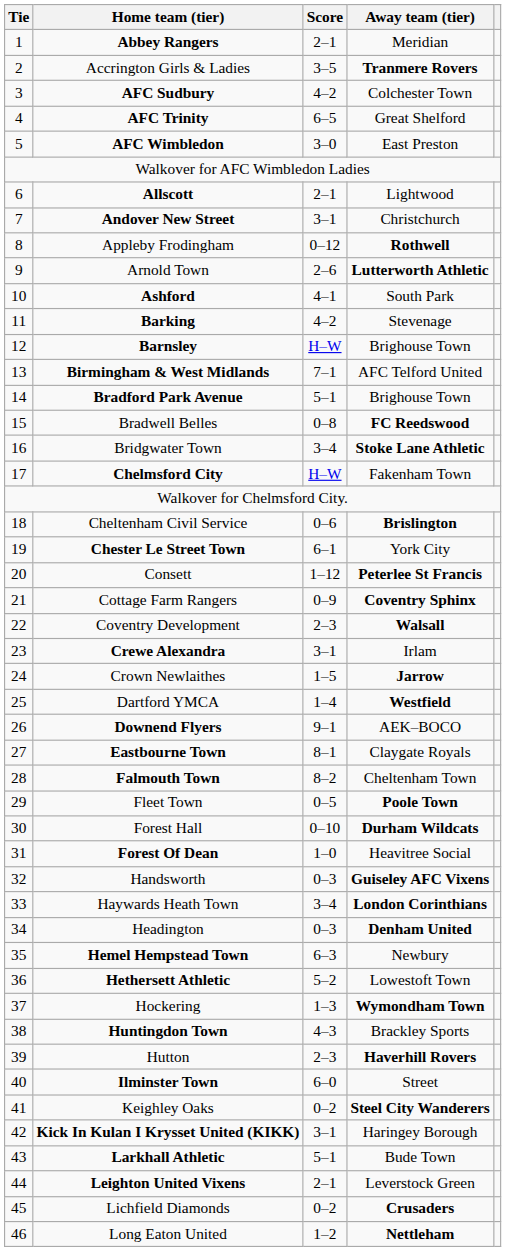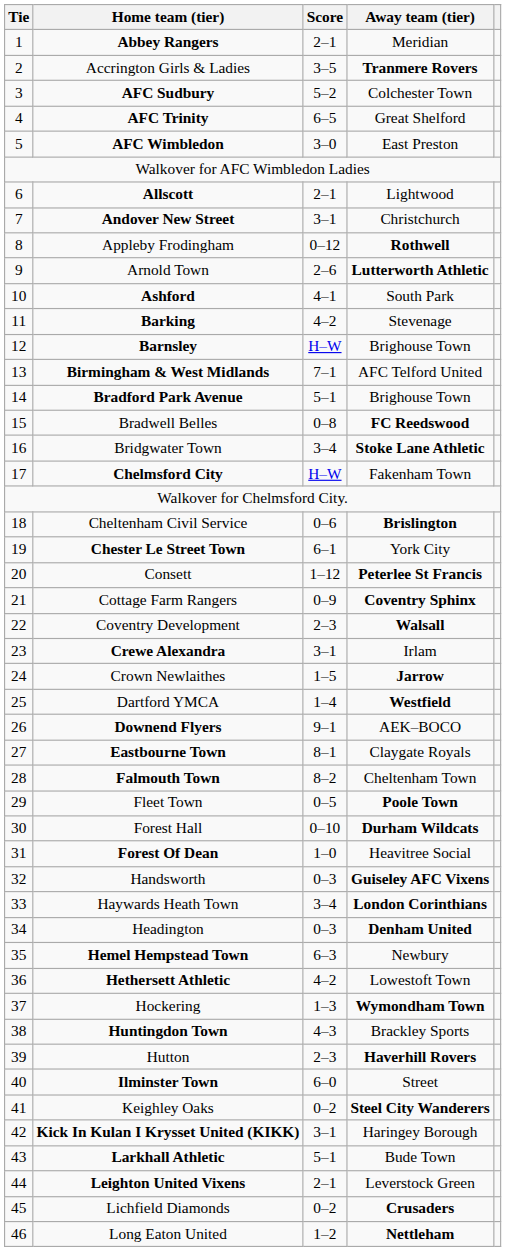(325, 92) 4–2 -> (325, 92) 5–2
(325, 980) 5–2 -> (325, 980) 4–2
